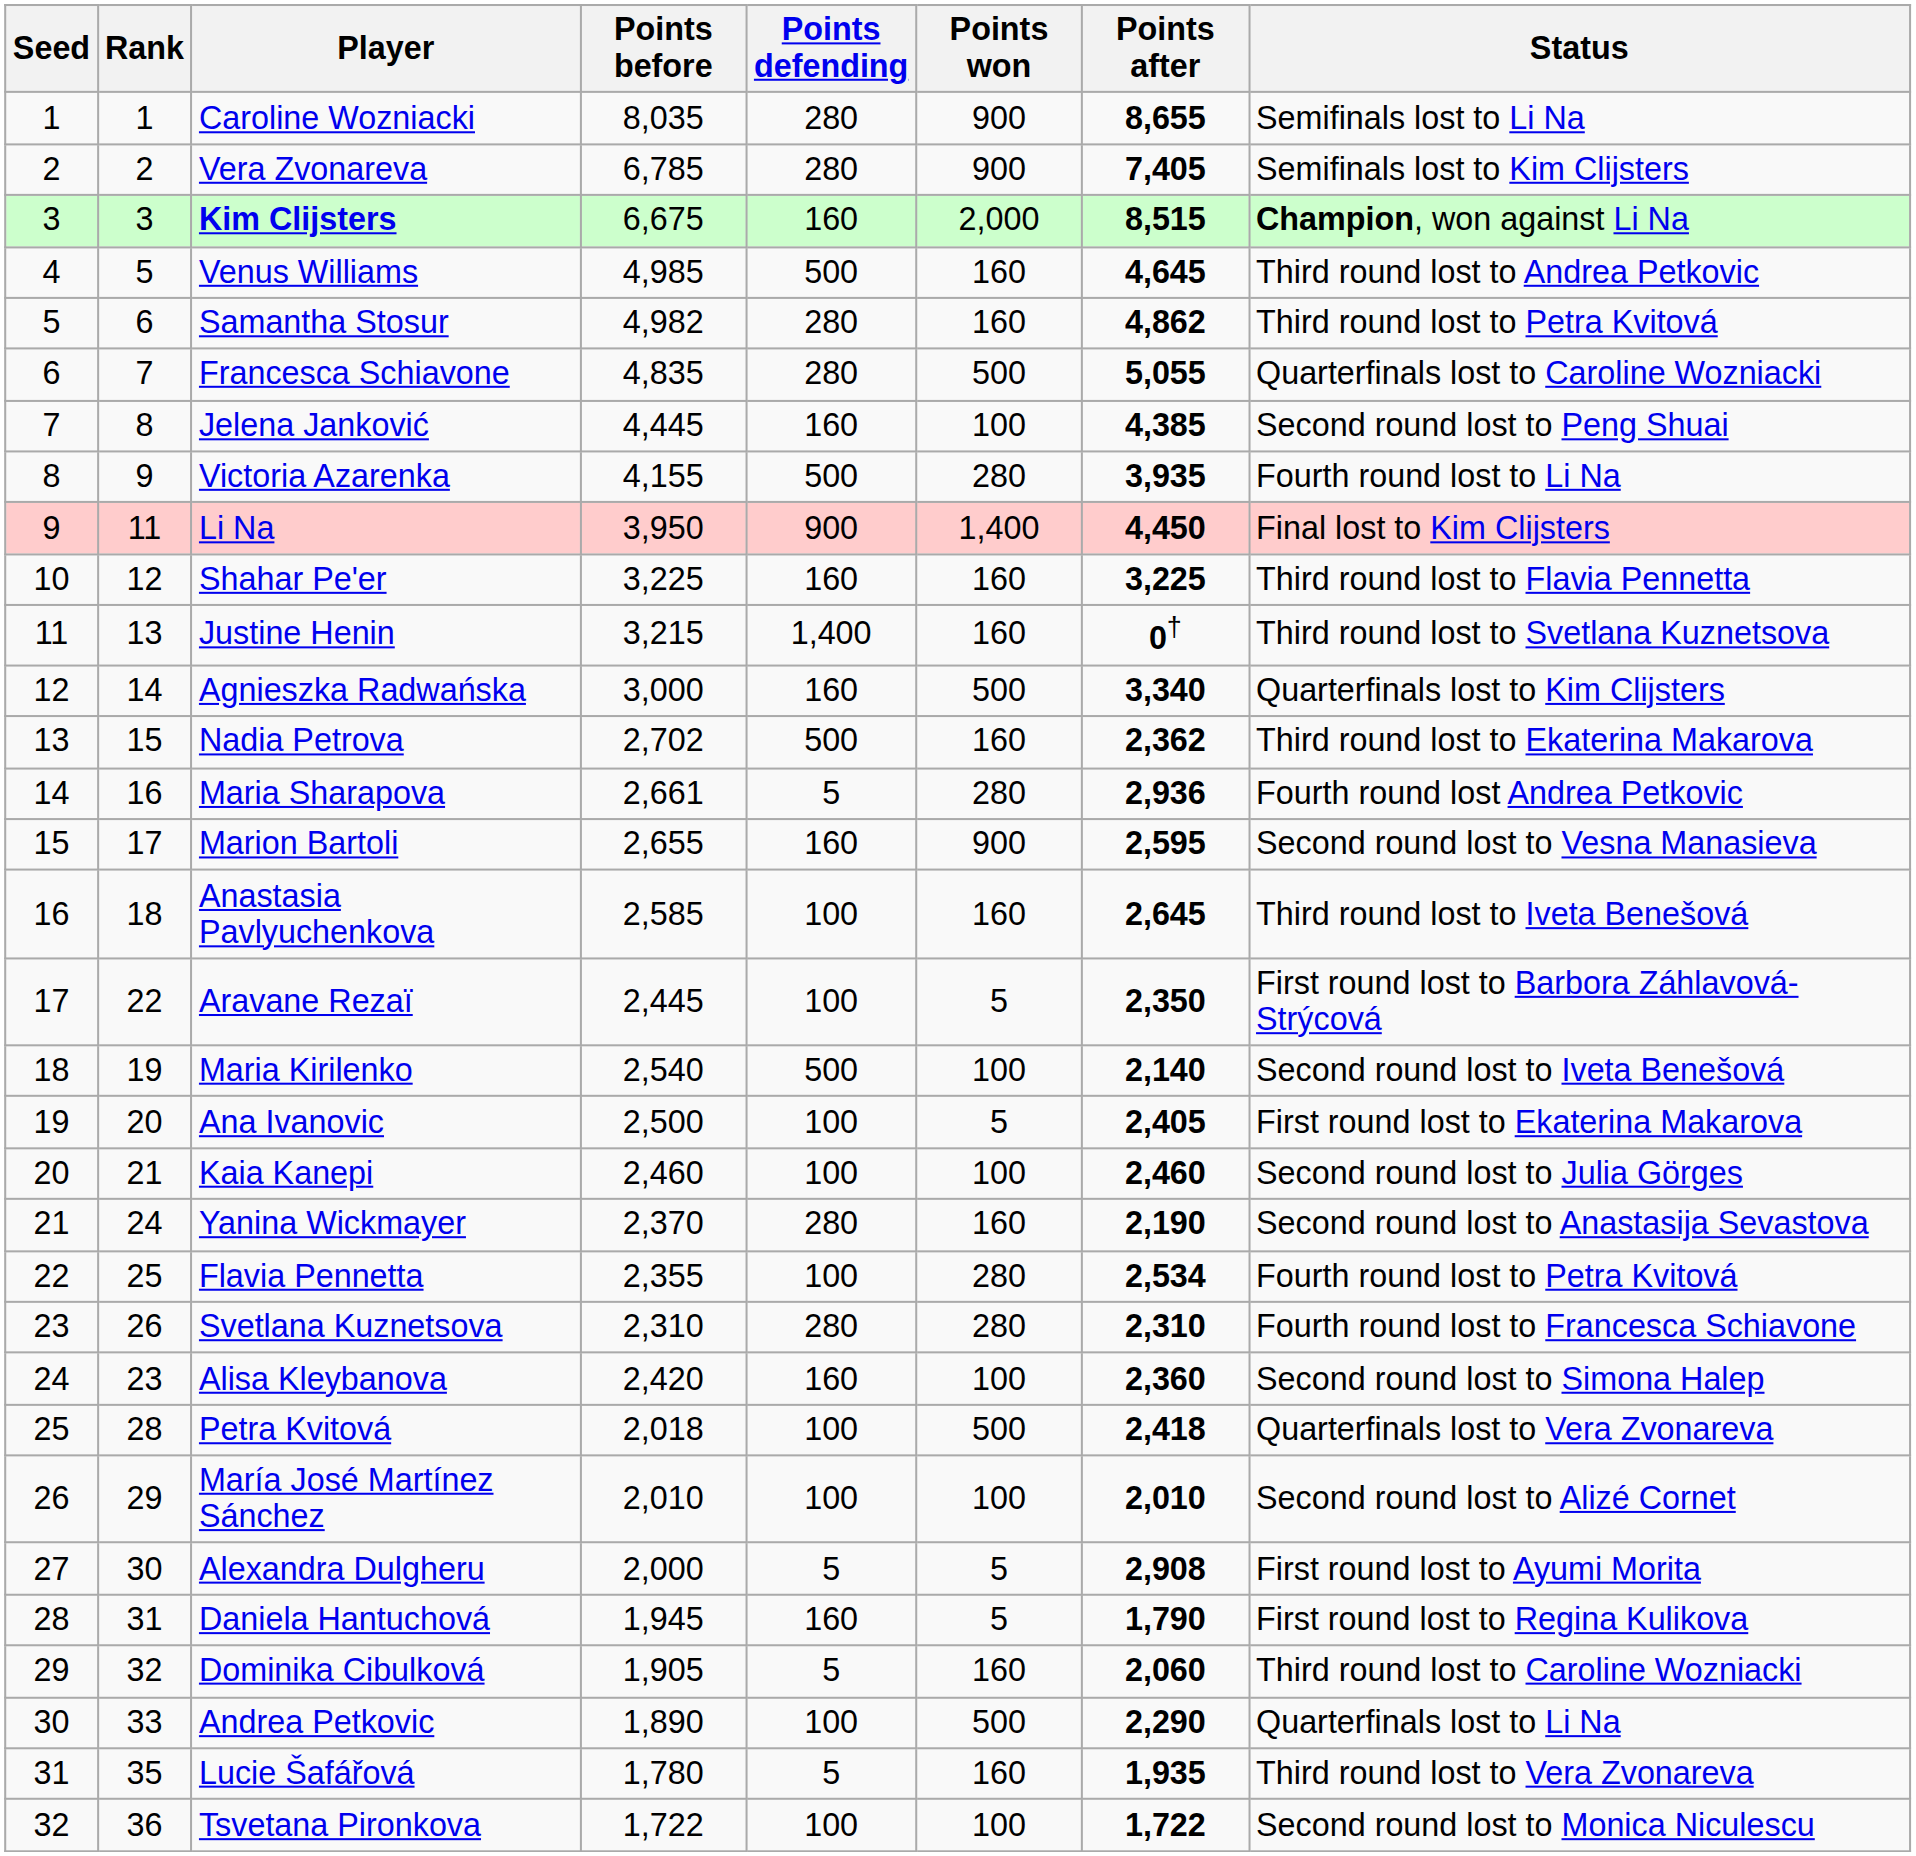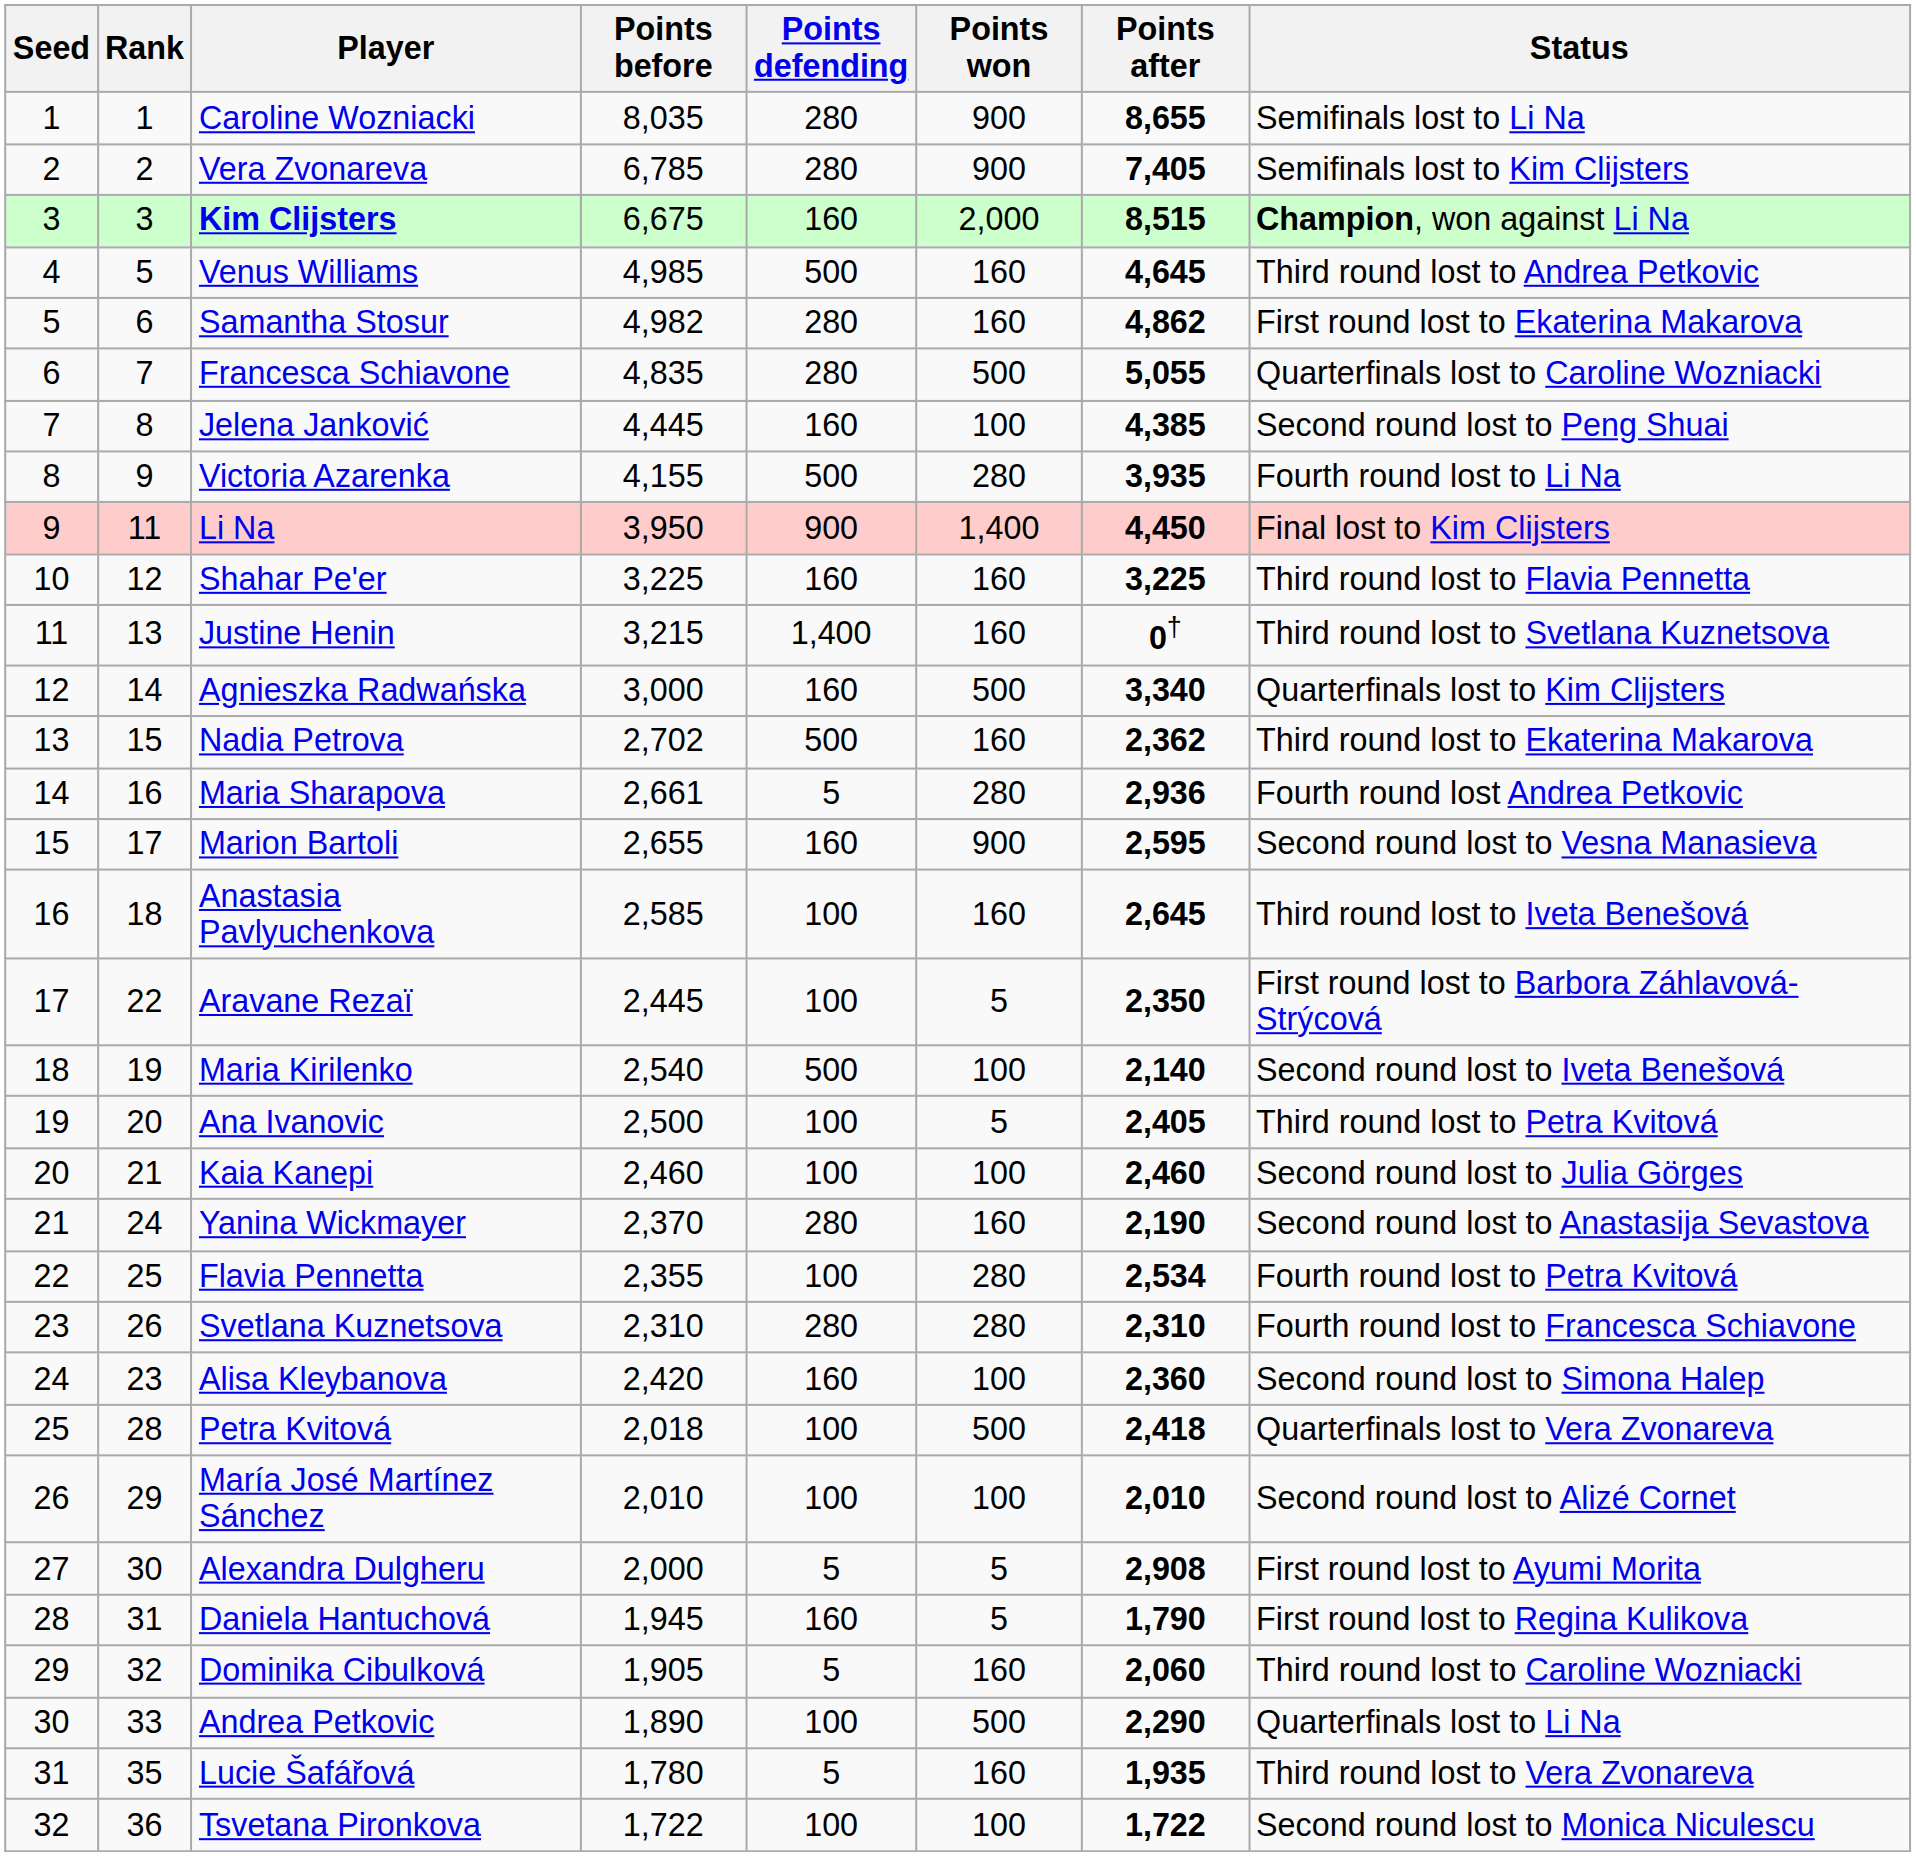(1487, 322) Third round lost to Petra Kvitová -> (1529, 322) First round lost to Ekaterina Makarova
(1529, 1121) First round lost to Ekaterina Makarova -> (1487, 1121) Third round lost to Petra Kvitová
